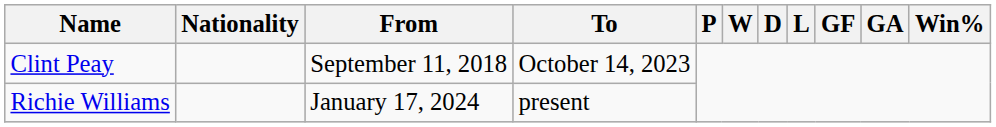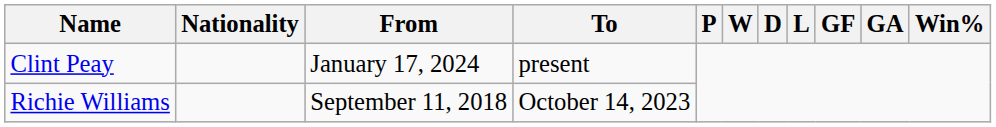(409, 63) September 11, 2018 -> (395, 63) January 17, 2024
(604, 63) October 14, 2023 -> (554, 63) present
(395, 102) January 17, 2024 -> (409, 102) September 11, 2018
(554, 102) present -> (604, 102) October 14, 2023
